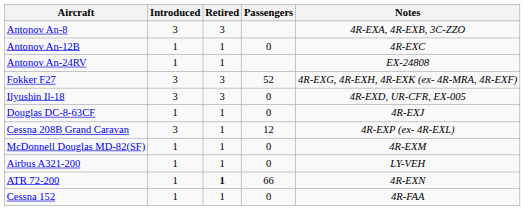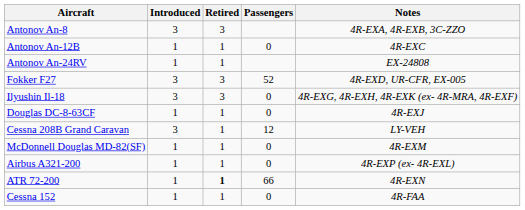(408, 79) 4R-EXG, 4R-EXH, 4R-EXK (ex- 4R-MRA, 4R-EXF) -> (408, 79) 4R-EXD, UR-CFR, EX-005
(408, 96) 4R-EXD, UR-CFR, EX-005 -> (408, 96) 4R-EXG, 4R-EXH, 4R-EXK (ex- 4R-MRA, 4R-EXF)
(408, 130) 4R-EXP (ex- 4R-EXL) -> (408, 130) LY-VEH
(408, 163) LY-VEH -> (408, 163) 4R-EXP (ex- 4R-EXL)
